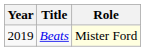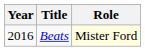(21, 35) 2019 -> (21, 35) 2016
